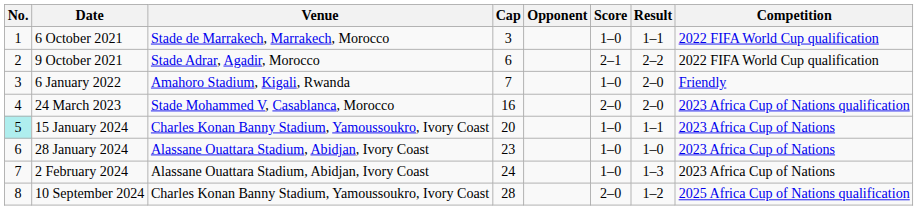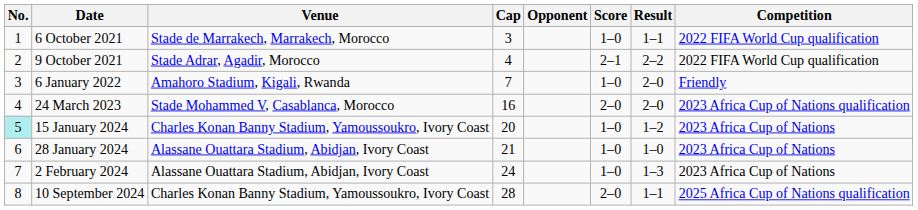(508, 60) 6 -> (508, 60) 4
(653, 127) 1–1 -> (653, 127) 1–2
(508, 149) 23 -> (508, 149) 21
(653, 194) 1–2 -> (653, 194) 1–1
